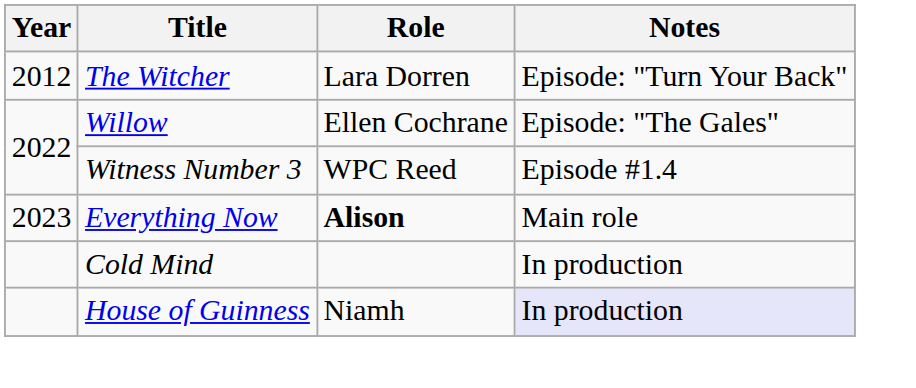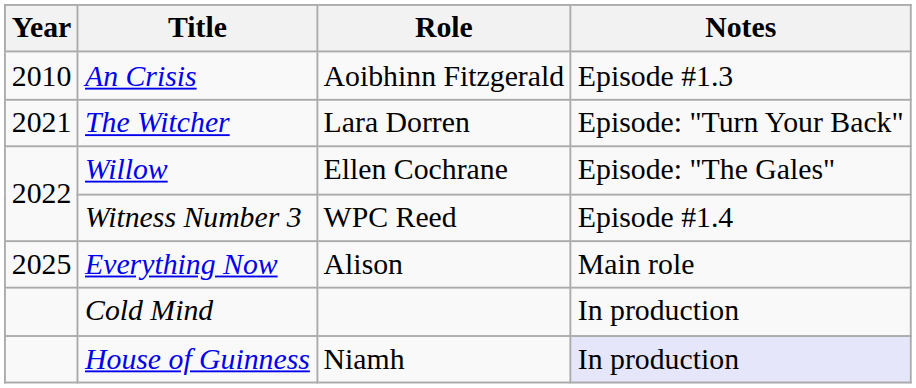+ row: (141, 75)
(42, 75) 2012 -> (42, 122) 2021
(42, 216) 2023 -> (42, 264) 2025
(364, 216) bold -> (363, 264) normal
